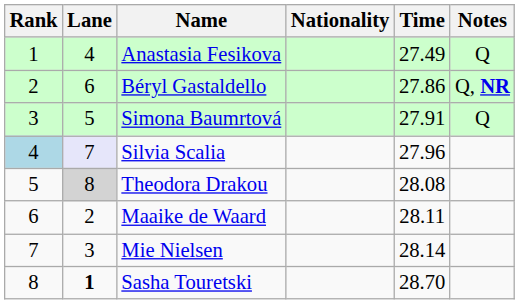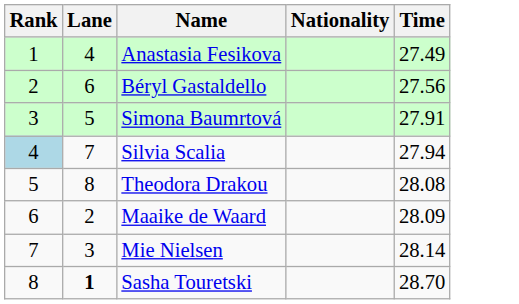- column: (482, 20)
(422, 86) 27.86 -> (422, 86) 27.56
(89, 151) lavender background -> (89, 151) no background
(422, 151) 27.96 -> (422, 151) 27.94
(89, 184) lightgrey background -> (89, 184) no background
(422, 217) 28.11 -> (422, 217) 28.09
